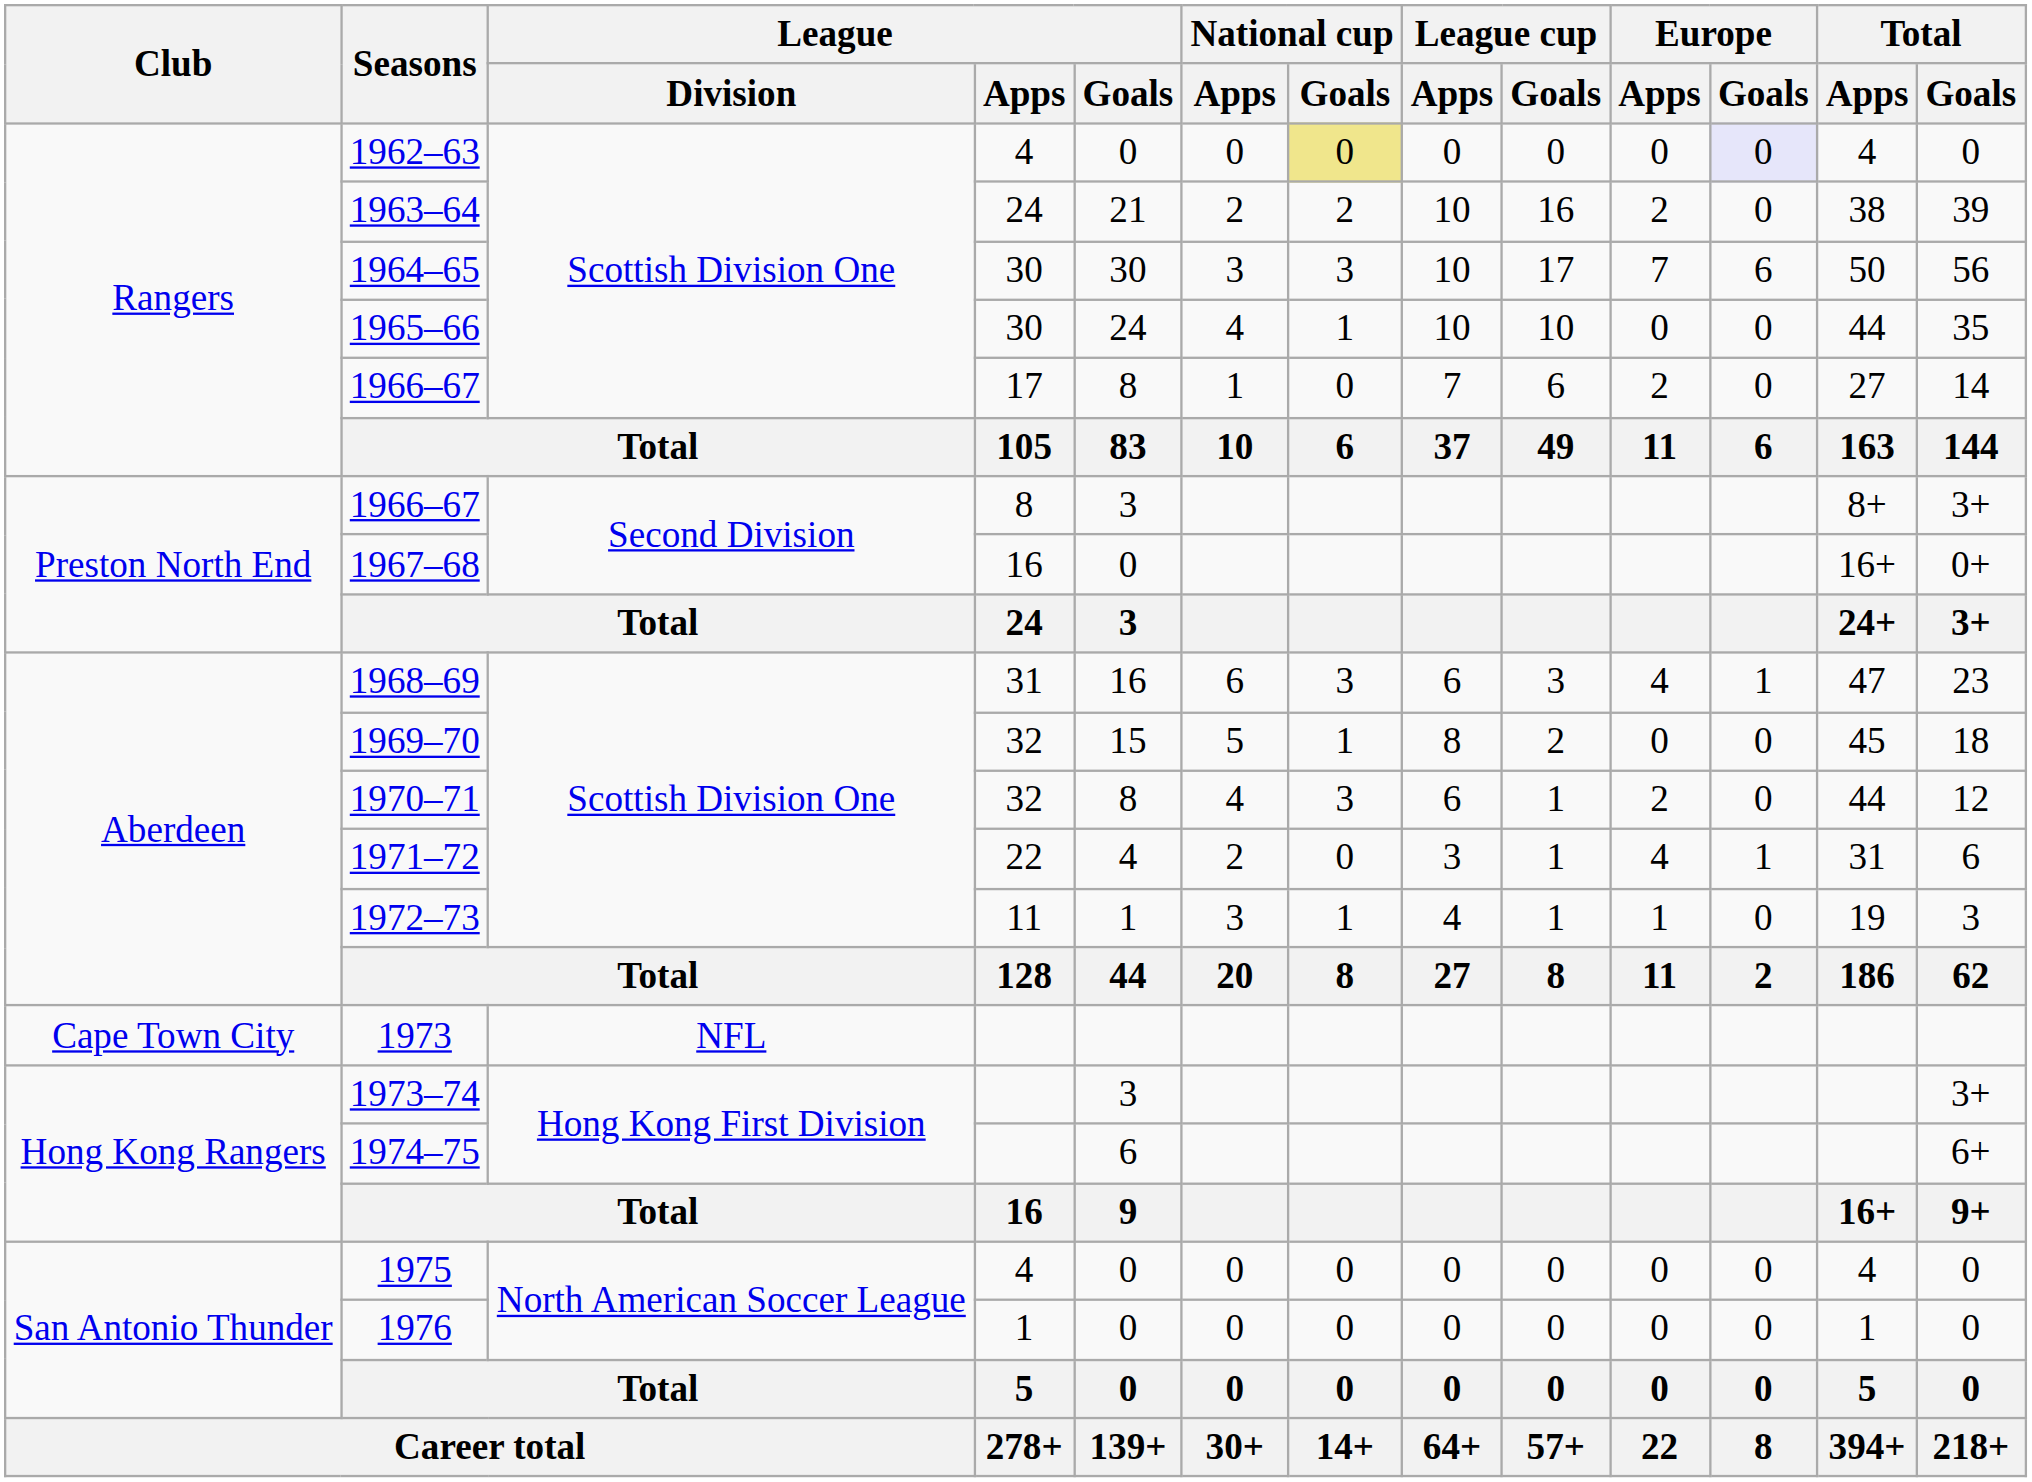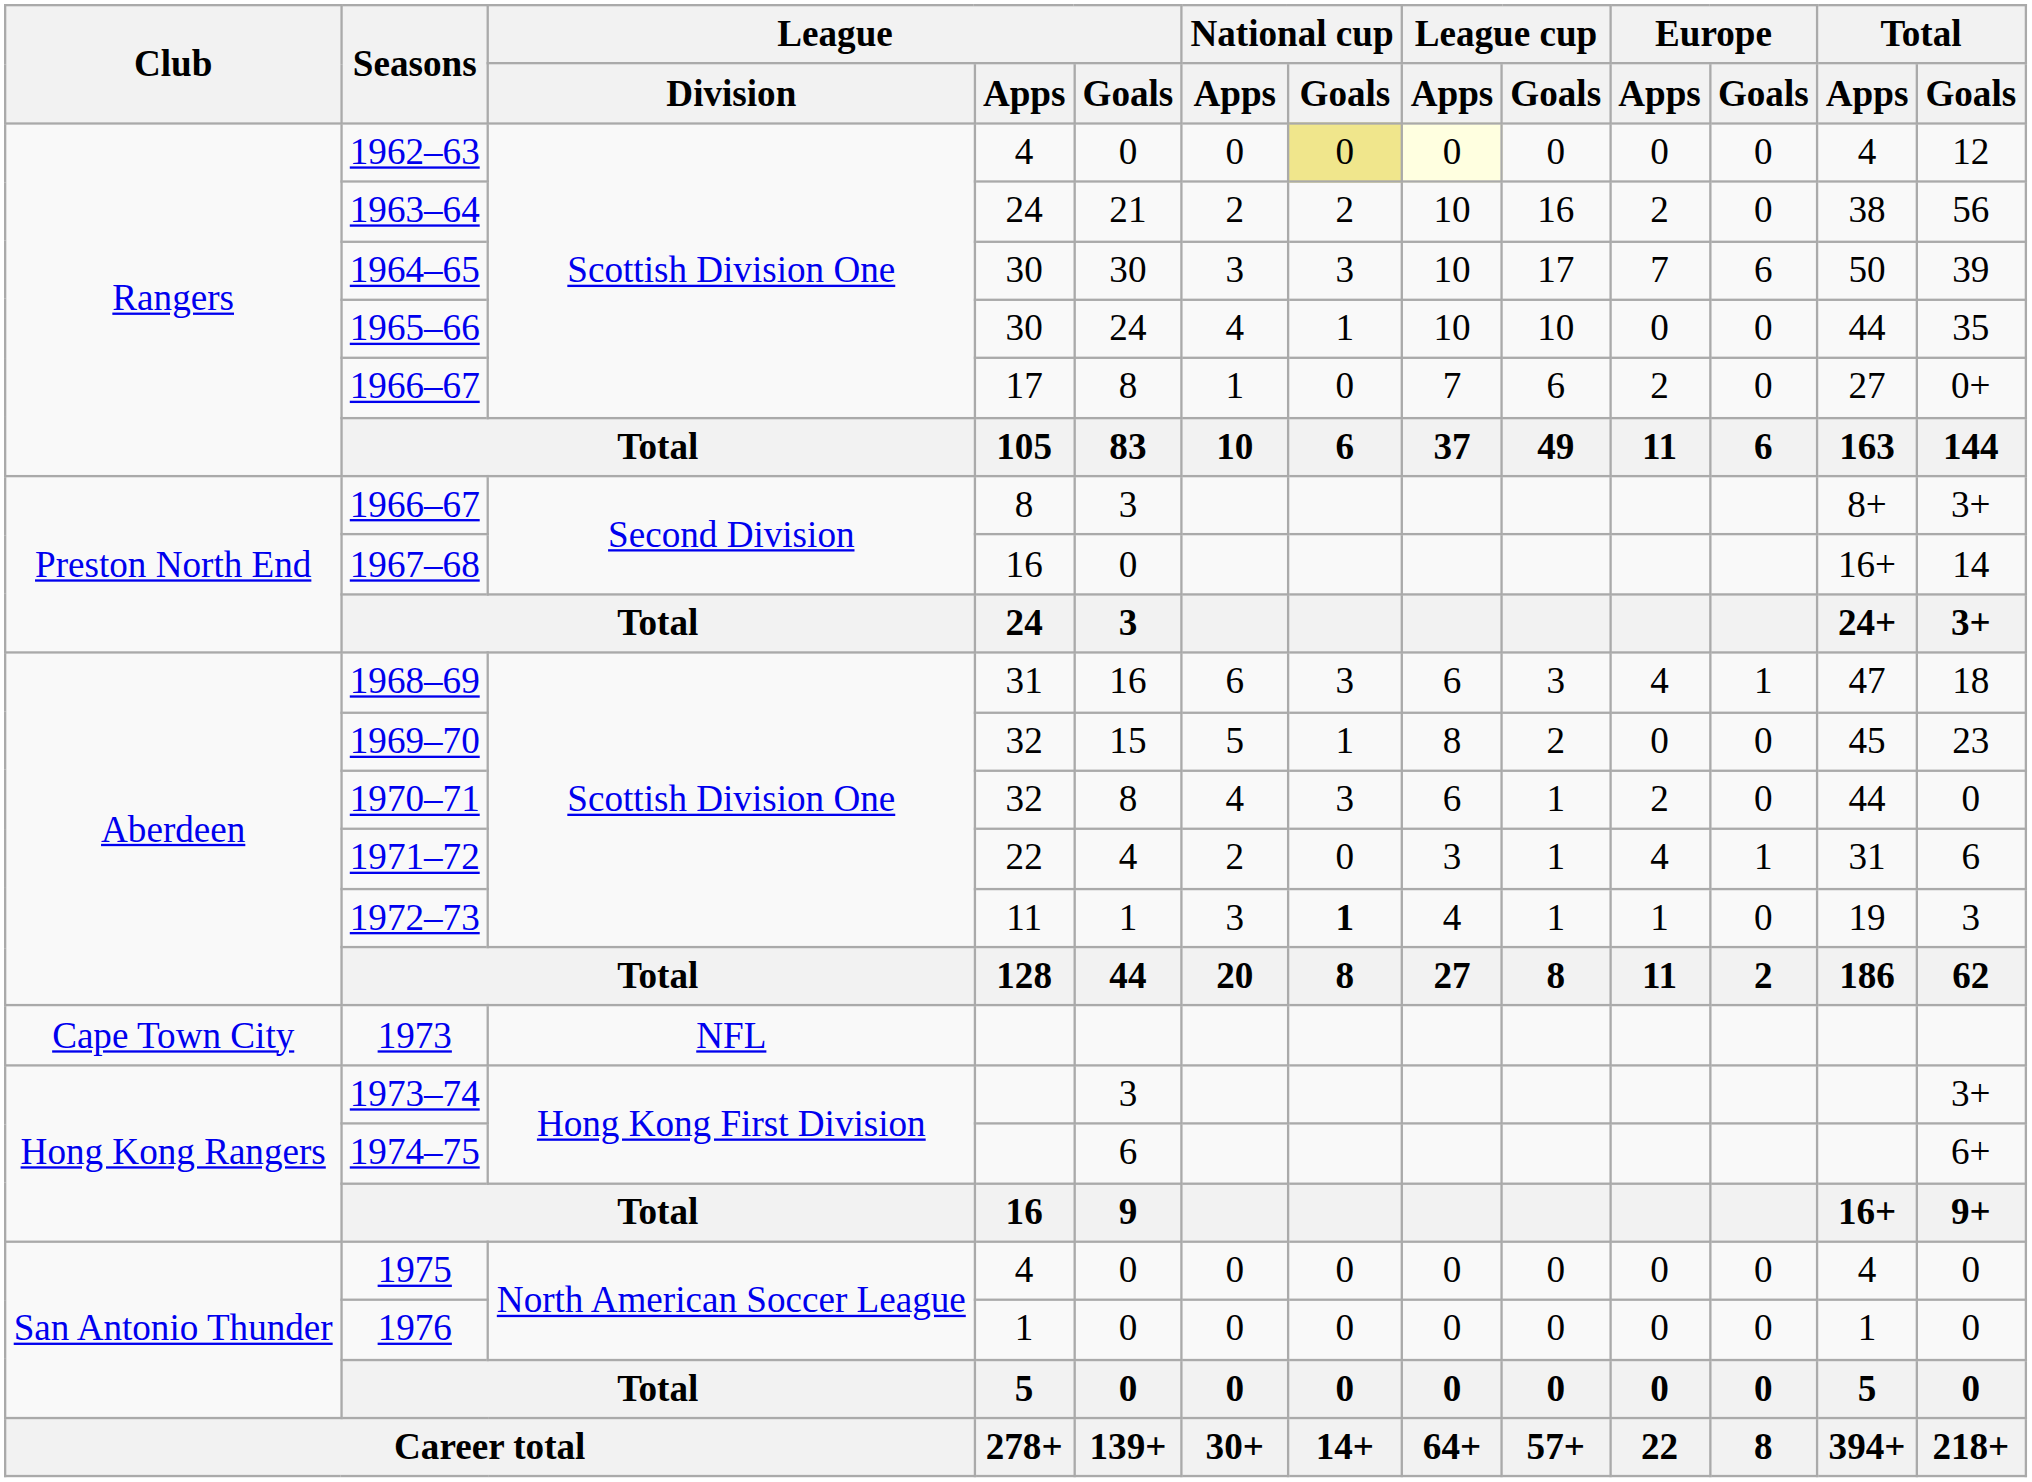(1452, 151) no background -> (1452, 151) lightyellow background
(1763, 151) lavender background -> (1763, 151) no background
(1971, 151) 0 -> (1971, 151) 12
(1971, 210) 39 -> (1971, 210) 56
(1971, 269) 56 -> (1971, 269) 39
(1971, 387) 14 -> (1971, 387) 0+
(1971, 563) 0+ -> (1971, 563) 14
(1971, 681) 23 -> (1971, 681) 18
(1971, 740) 18 -> (1971, 740) 23
(1971, 799) 12 -> (1971, 799) 0
(1345, 916) normal -> (1345, 916) bold
